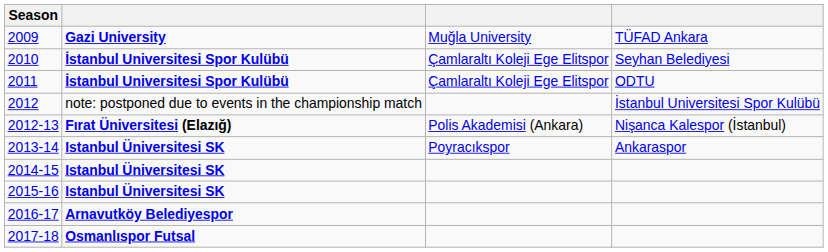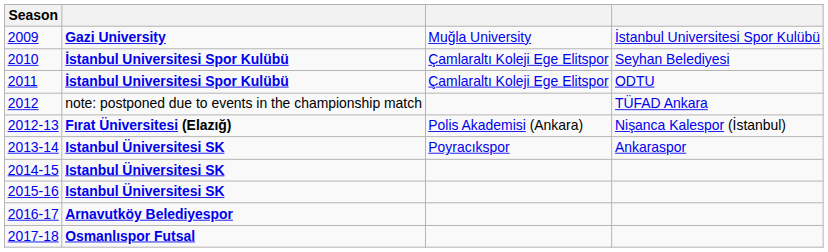(661, 37) TÜFAD Ankara -> (718, 37) İstanbul Universitesi Spor Kulübü
(718, 103) İstanbul Universitesi Spor Kulübü -> (661, 103) TÜFAD Ankara
